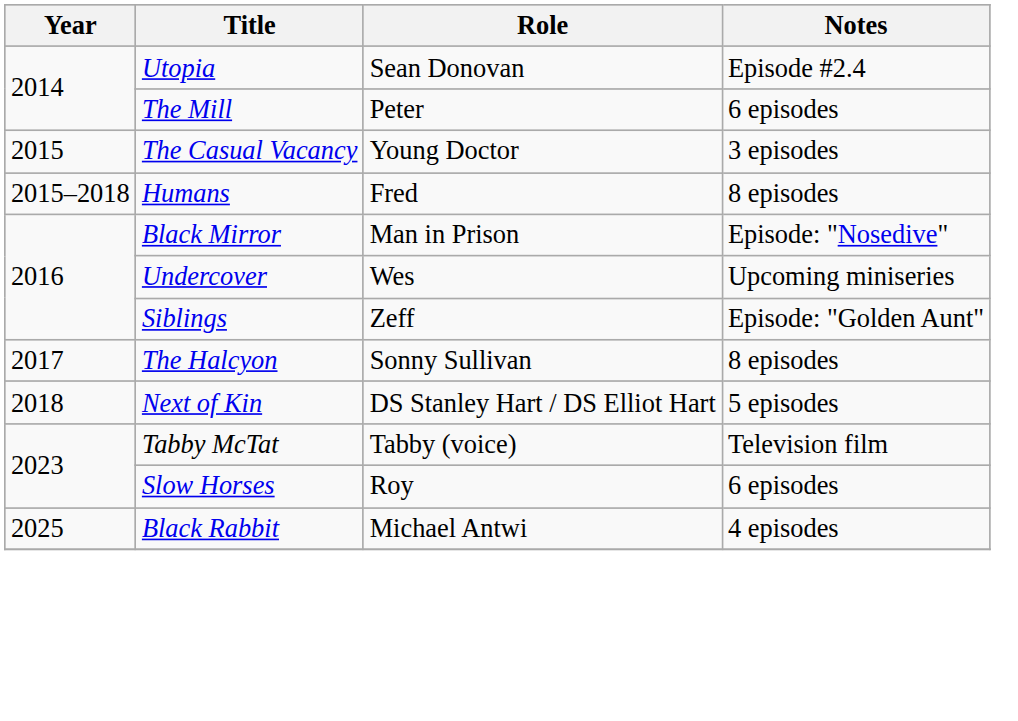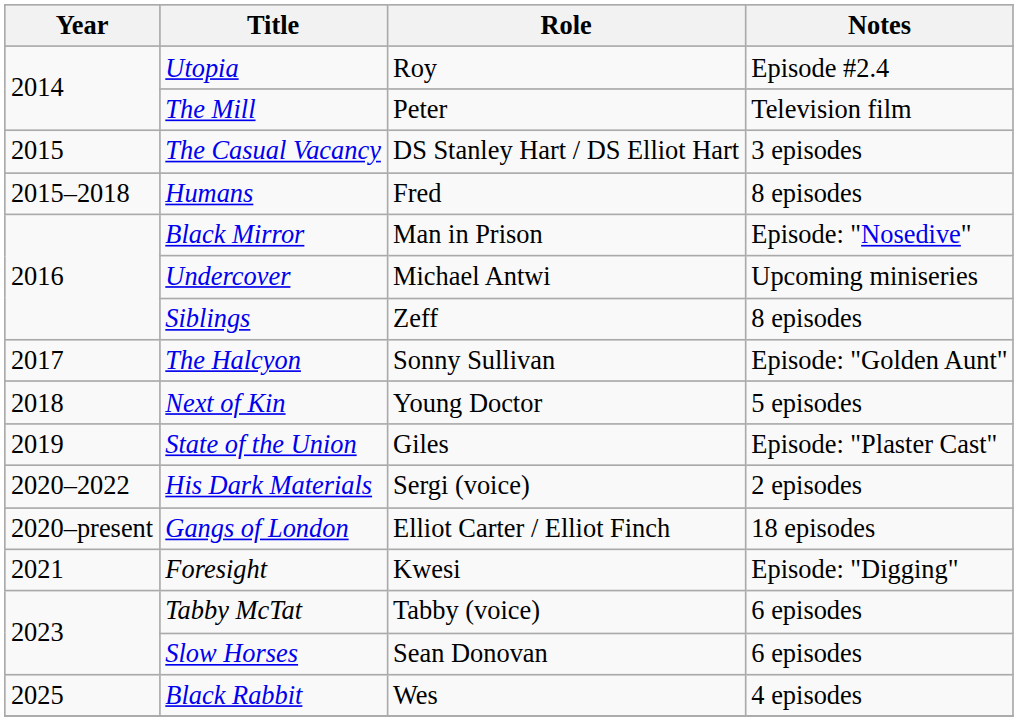(447, 67) Sean Donovan -> (415, 67) Roy
(783, 109) 6 episodes -> (831, 109) Television film
(444, 151) Young Doctor -> (566, 151) DS Stanley Hart / DS Elliot Hart
(392, 276) Wes -> (472, 276) Michael Antwi
(856, 318) Episode: "Golden Aunt" -> (807, 318) 8 episodes
(783, 360) 8 episodes -> (879, 360) Episode: "Golden Aunt"
(543, 402) DS Stanley Hart / DS Elliot Hart -> (468, 402) Young Doctor
+ row: (261, 444)
+ row: (269, 485)
+ row: (257, 527)
+ row: (216, 569)
(808, 444) Television film -> (807, 611) 6 episodes
(392, 485) Roy -> (470, 653) Sean Donovan
(448, 527) Michael Antwi -> (415, 695) Wes
